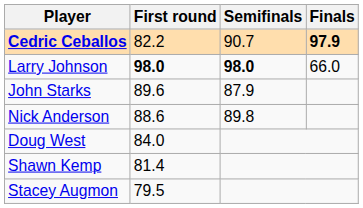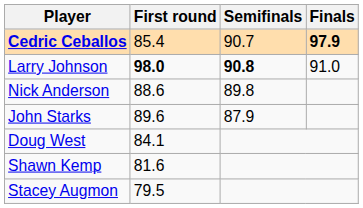(149, 41) 82.2 -> (149, 41) 85.4
(239, 66) 98.0 -> (239, 66) 90.8
(325, 66) 66.0 -> (325, 66) 91.0
rows swapped: (59, 116) <-> (50, 91)
(149, 141) 84.0 -> (149, 141) 84.1
(149, 166) 81.4 -> (149, 166) 81.6
